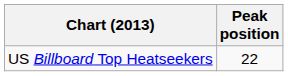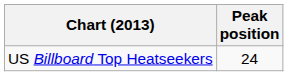(250, 58) 22 -> (250, 58) 24
